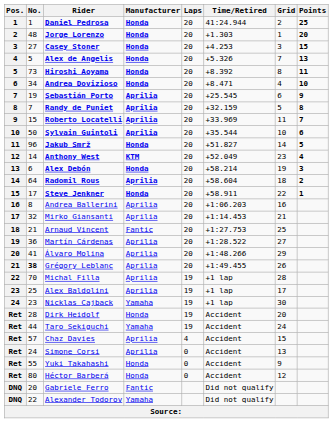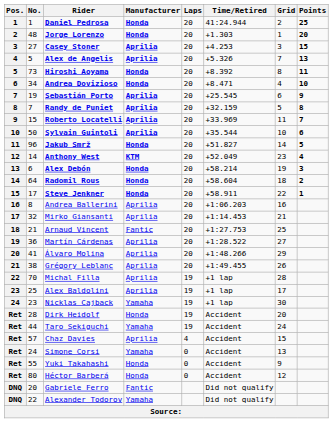(137, 47) Honda -> (142, 47) Aprilia
(137, 59) Honda -> (142, 59) Aprilia
(142, 181) Aprilia -> (137, 181) Honda
(32, 266) bold -> (32, 266) normal
(142, 351) Aprilia -> (139, 351) Yamaha
